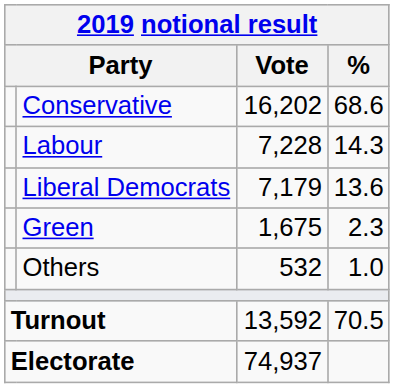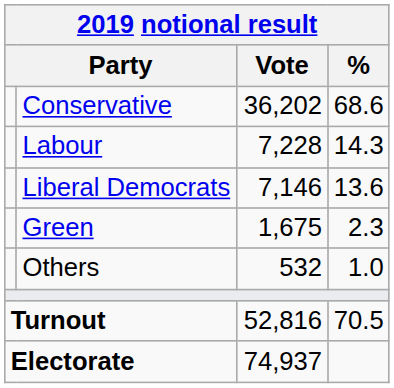(283, 106) 16,202 -> (283, 106) 36,202
(290, 187) 7,179 -> (290, 187) 7,146
(283, 320) 13,592 -> (283, 320) 52,816
